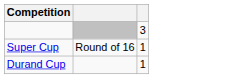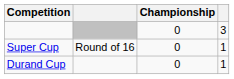+ column: (177, 13)
